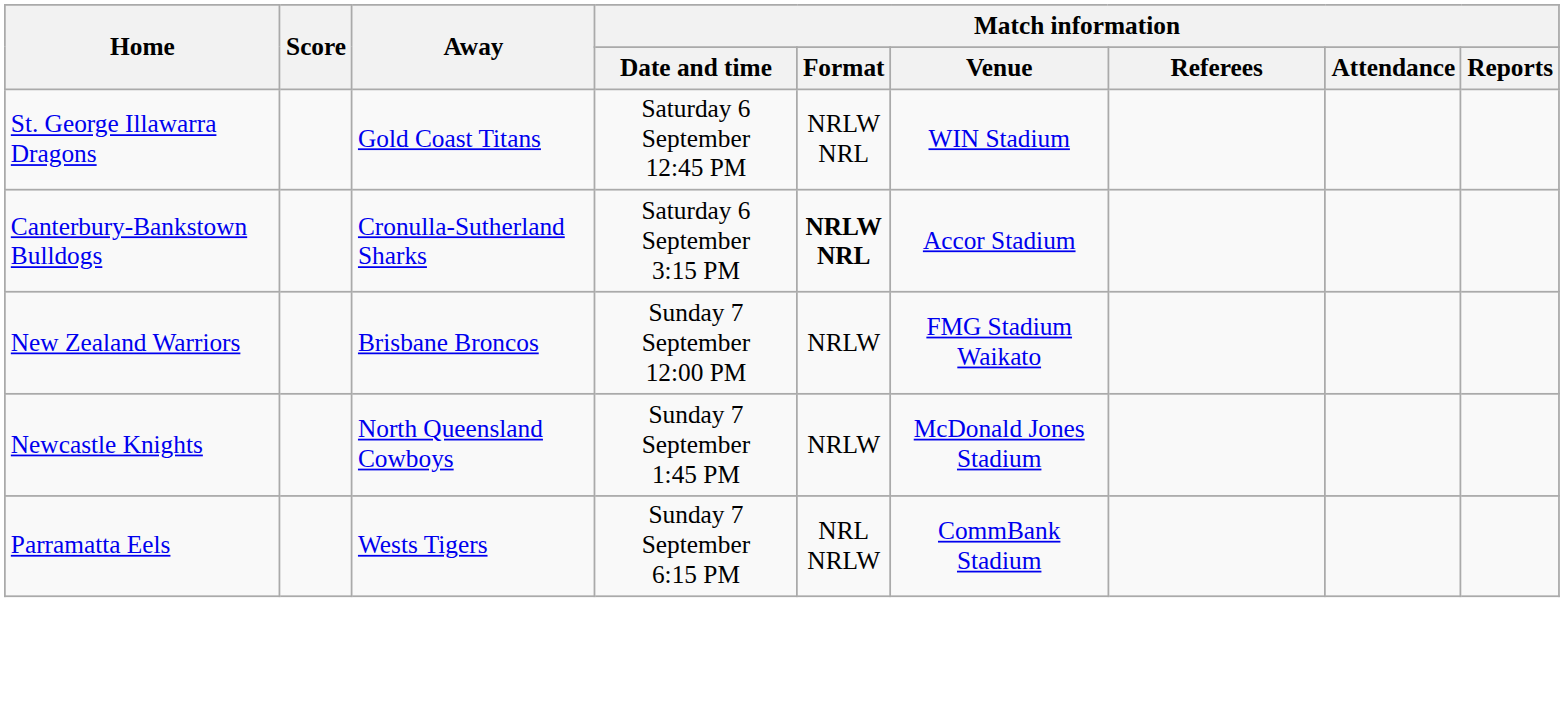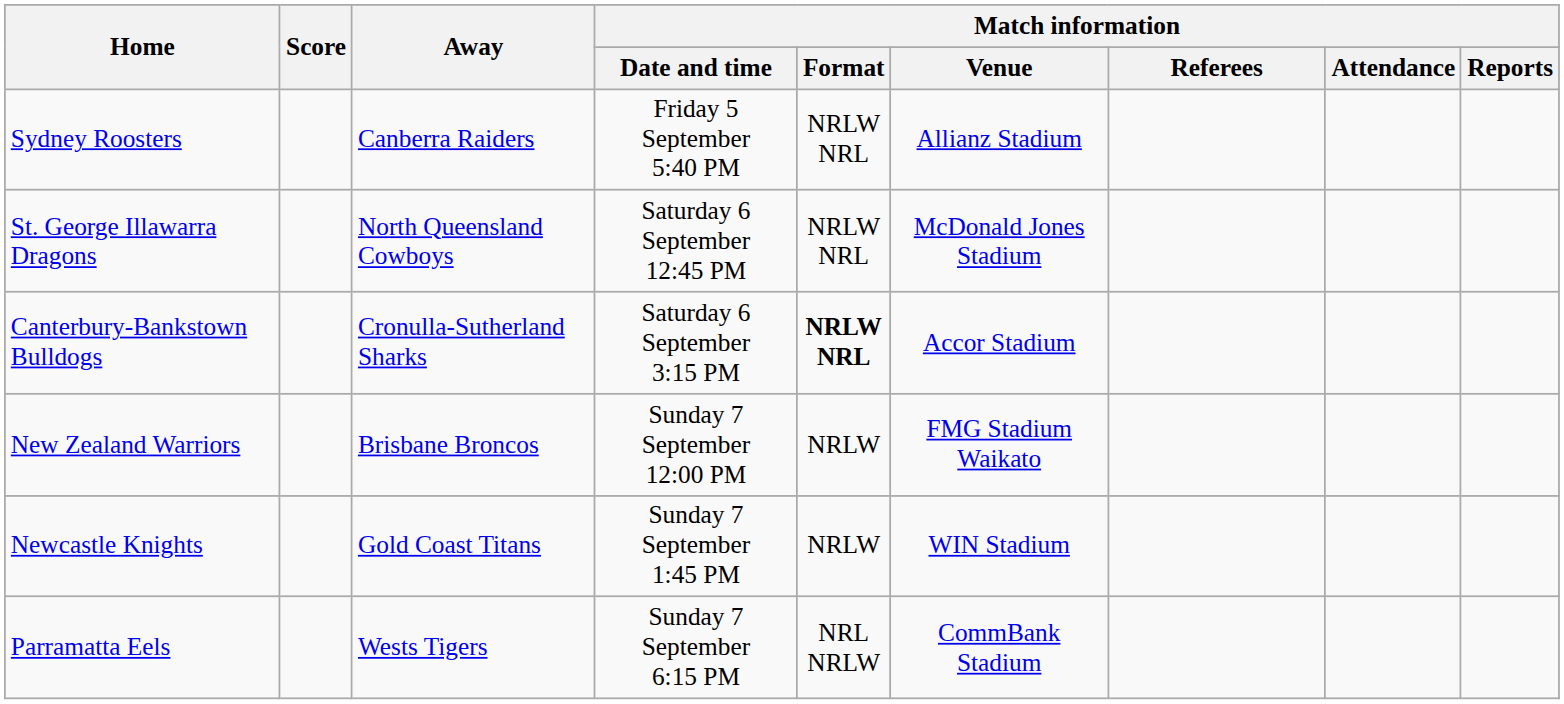+ row: (96, 139)
(449, 139) Gold Coast Titans -> (450, 240) North Queensland Cowboys
(999, 139) WIN Stadium -> (999, 240) McDonald Jones Stadium
(450, 444) North Queensland Cowboys -> (449, 545) Gold Coast Titans
(999, 444) McDonald Jones Stadium -> (999, 545) WIN Stadium
